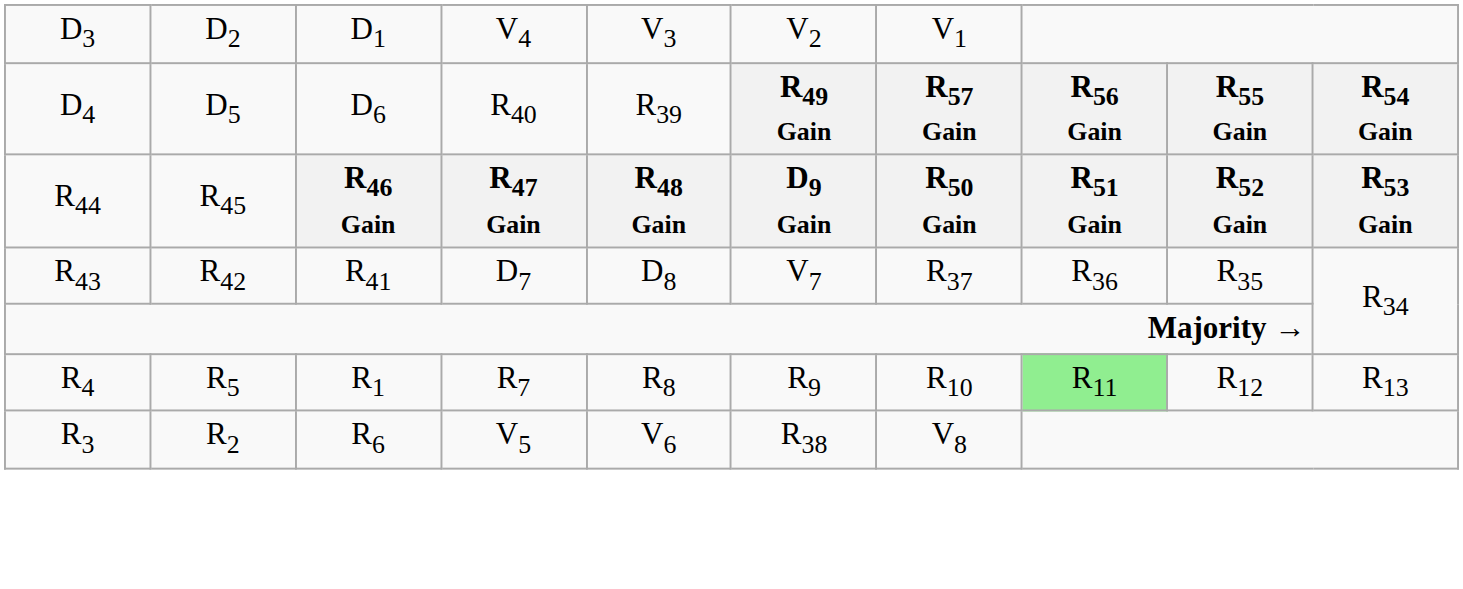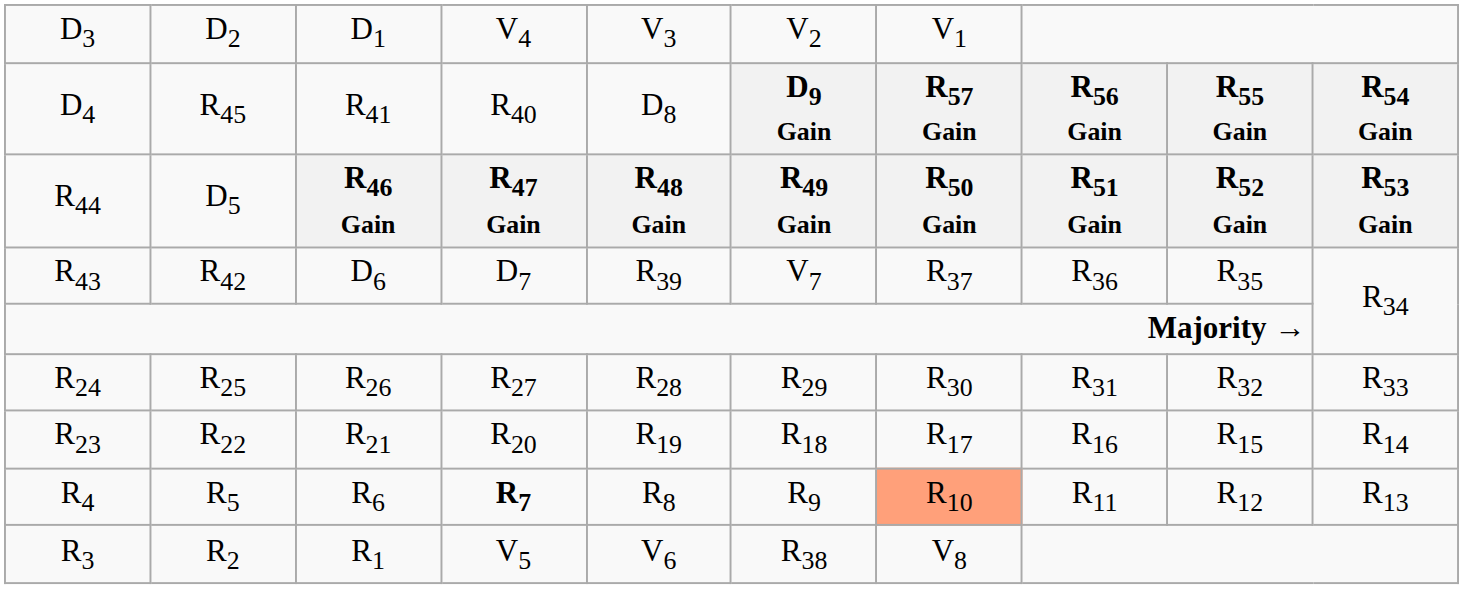(223, 107) D5 -> (223, 107) R45
(368, 107) D6 -> (368, 107) R41
(659, 107) R39 -> (659, 107) D8
(804, 107) R49 Gain -> (804, 107) D9 Gain
(223, 200) R45 -> (223, 200) D5
(804, 200) D9 Gain -> (804, 200) R49 Gain
(368, 275) R41 -> (368, 275) D6
(659, 275) D8 -> (659, 275) R39
+ row: (78, 381)
+ row: (78, 438)
(368, 381) R1 -> (368, 496) R6
(513, 381) normal -> (513, 496) bold
(949, 381) no background -> (949, 496) lightsalmon background
(1095, 381) lightgreen background -> (1095, 496) no background
(368, 438) R6 -> (368, 553) R1
